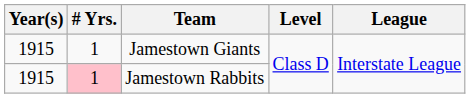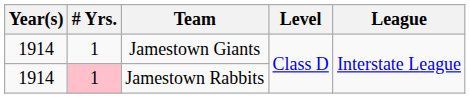(36, 49) 1915 -> (36, 49) 1914
(36, 78) 1915 -> (36, 78) 1914
